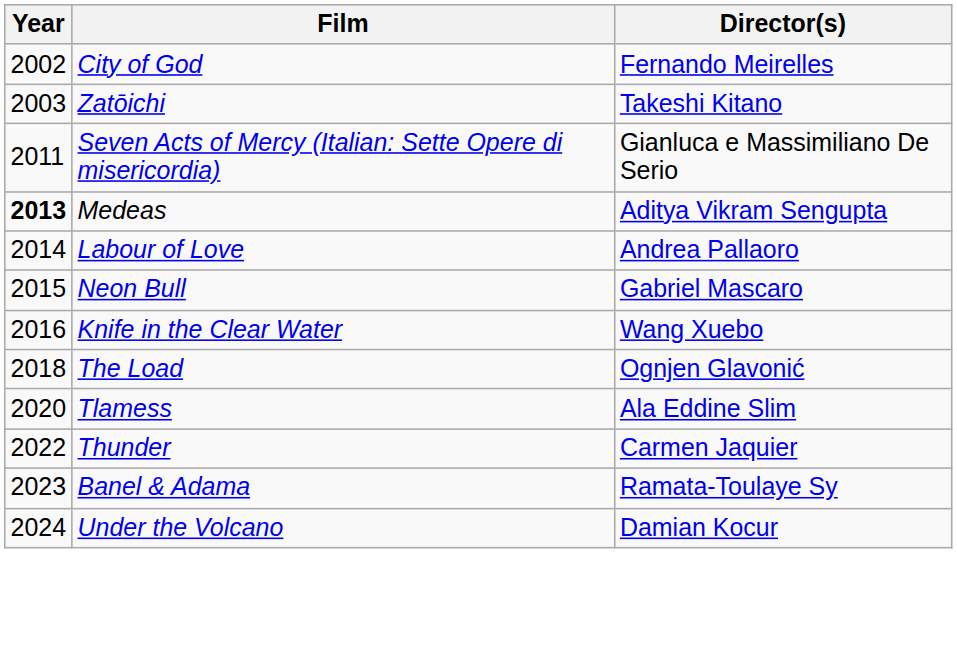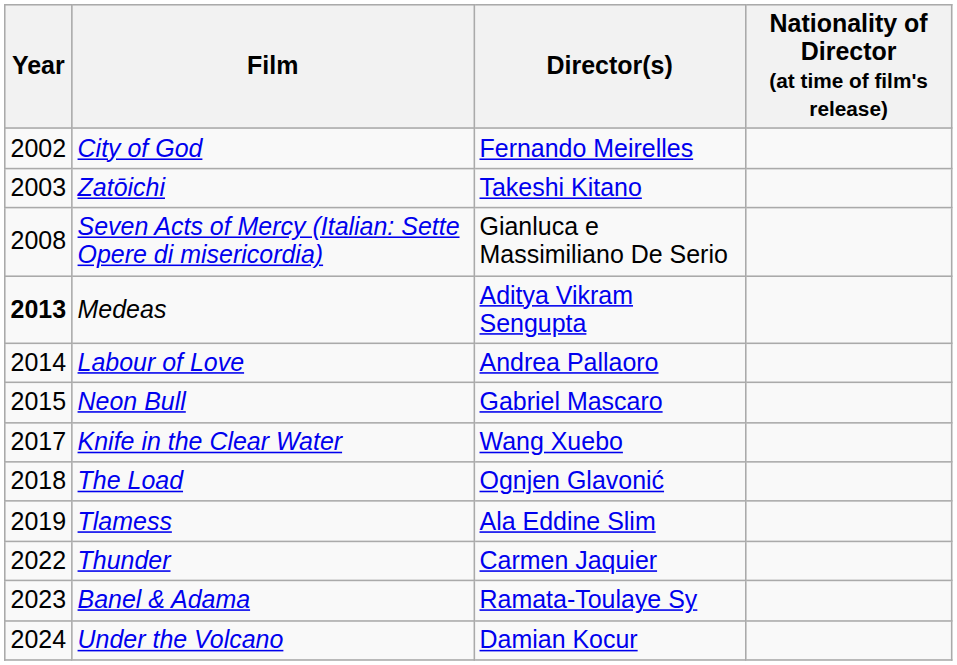+ column: (849, 66)
(37, 157) 2011 -> (38, 241) 2008
(38, 329) 2016 -> (38, 441) 2017
(38, 408) 2020 -> (38, 520) 2019
